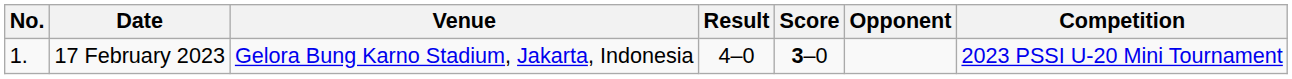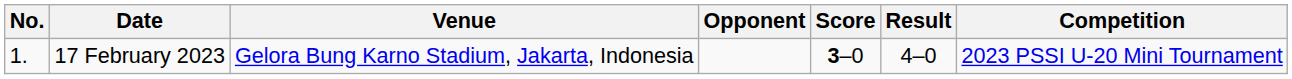columns swapped: (900, 21) <-> (737, 21)
